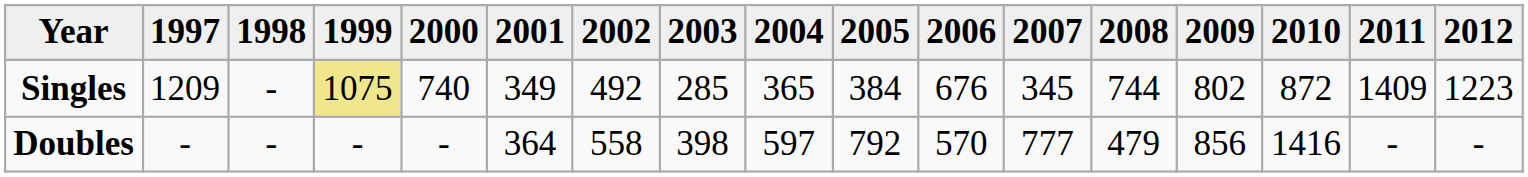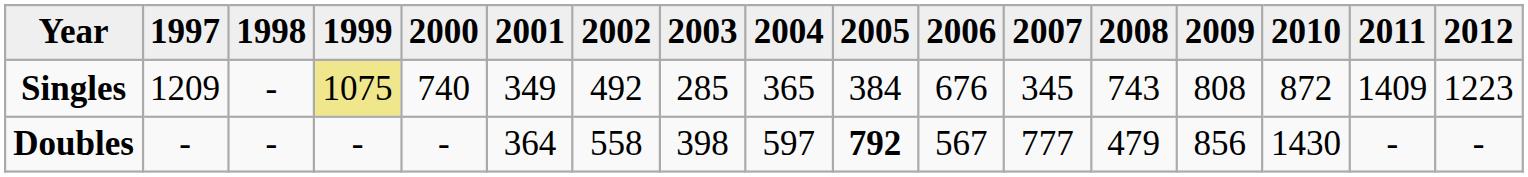(1134, 87) 744 -> (1134, 87) 743
(1220, 87) 802 -> (1220, 87) 808
(875, 143) normal -> (875, 143) bold
(961, 143) 570 -> (961, 143) 567
(1306, 143) 1416 -> (1306, 143) 1430
